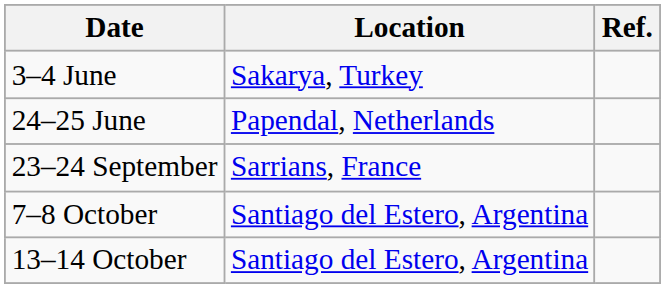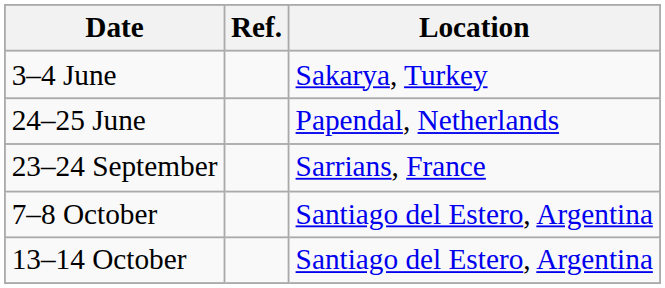columns swapped: (410, 27) <-> (627, 27)
